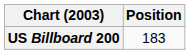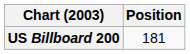(154, 37) 183 -> (154, 37) 181
